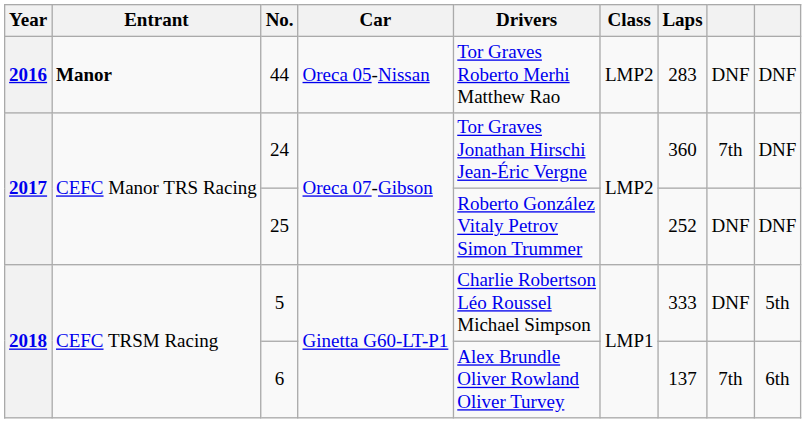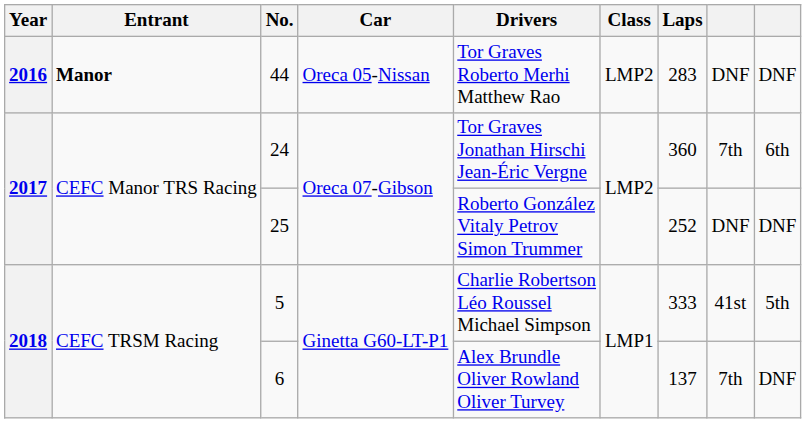(777, 150) DNF -> (777, 150) 6th
(730, 303) DNF -> (730, 303) 41st
(777, 379) 6th -> (777, 379) DNF
